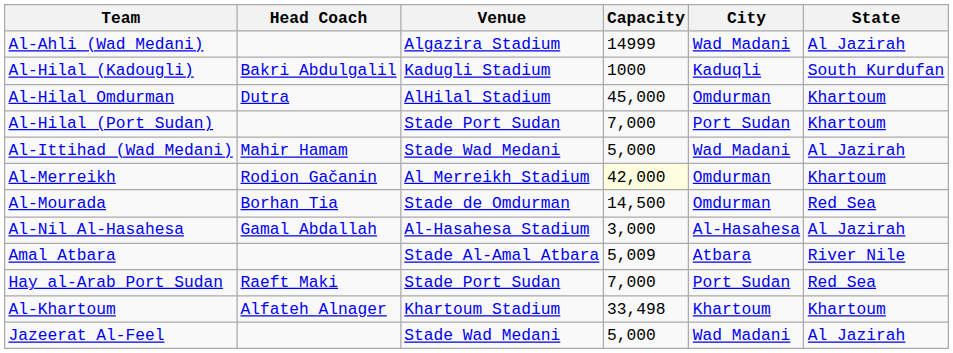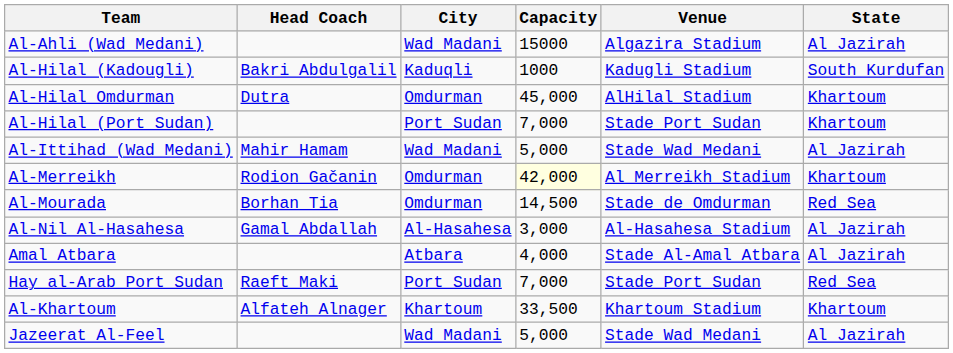columns swapped: (502, 18) <-> (746, 18)
(631, 44) 14999 -> (544, 44) 15000
(631, 256) 5,009 -> (544, 256) 4,000
(857, 256) River Nile -> (857, 256) Al Jazirah
(636, 309) 33,498 -> (549, 309) 33,500
